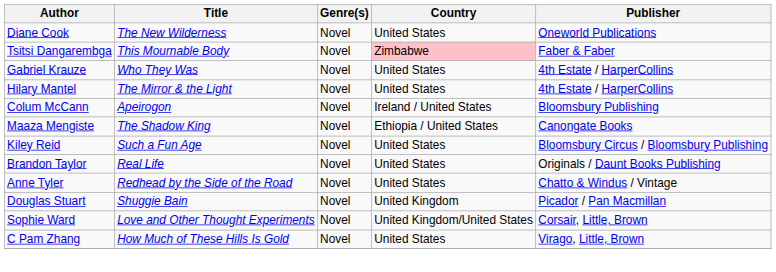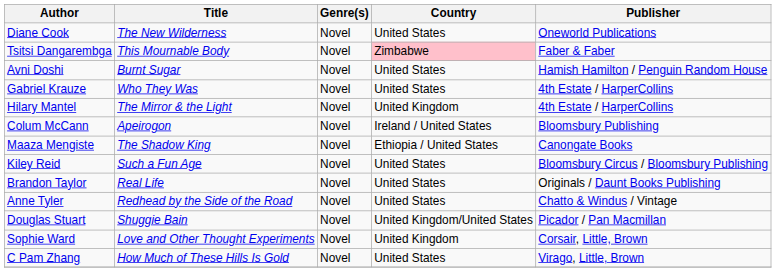+ row: (35, 70)
(410, 88) United States -> (416, 107) United Kingdom
(416, 201) United Kingdom -> (454, 220) United Kingdom/United States
(454, 220) United Kingdom/United States -> (416, 239) United Kingdom
